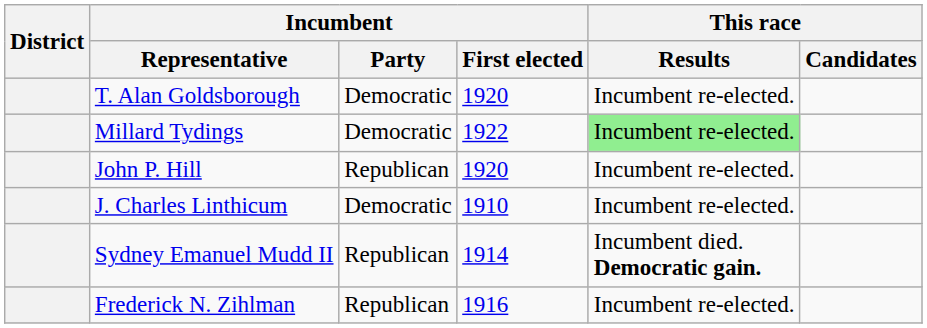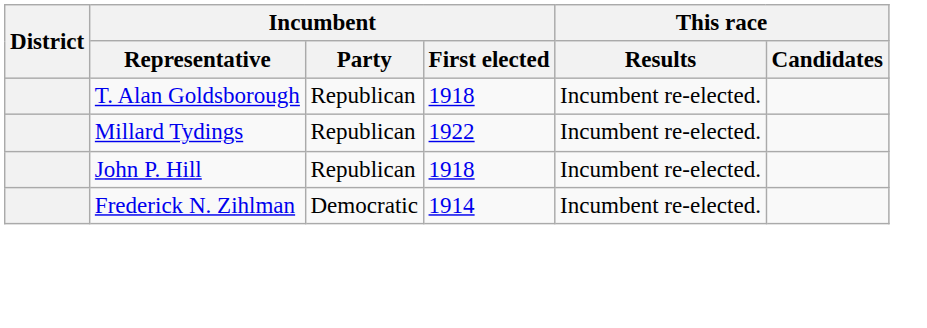(398, 95) Democratic -> (363, 95) Republican
(485, 95) 1920 -> (452, 95) 1918
(398, 132) Democratic -> (363, 132) Republican
(694, 132) lightgreen background -> (660, 132) no background
(485, 168) 1920 -> (452, 168) 1918
- row: (191, 205)
- row: (214, 254)
(397, 304) Republican -> (364, 205) Democratic
(485, 304) 1916 -> (452, 205) 1914
